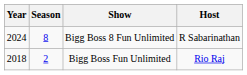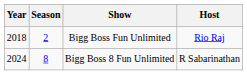rows swapped: (120, 59) <-> (120, 37)
